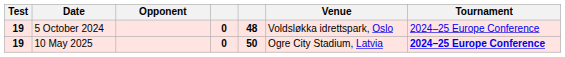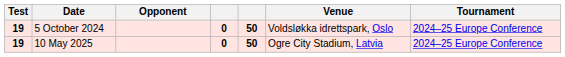(252, 28) 48 -> (252, 28) 50
(477, 44) bold -> (478, 44) normal
